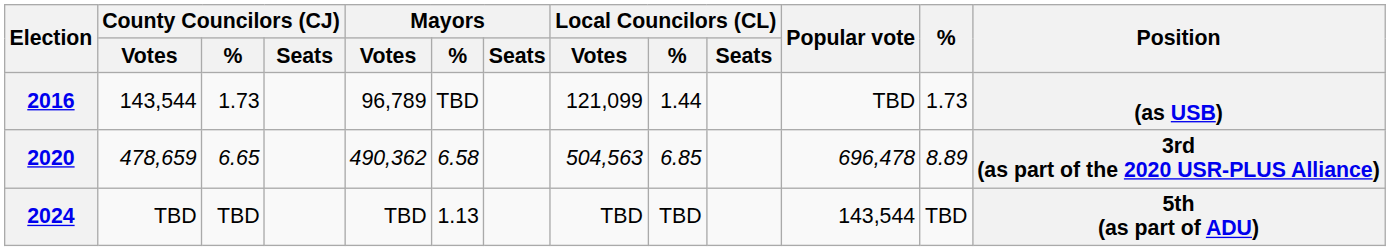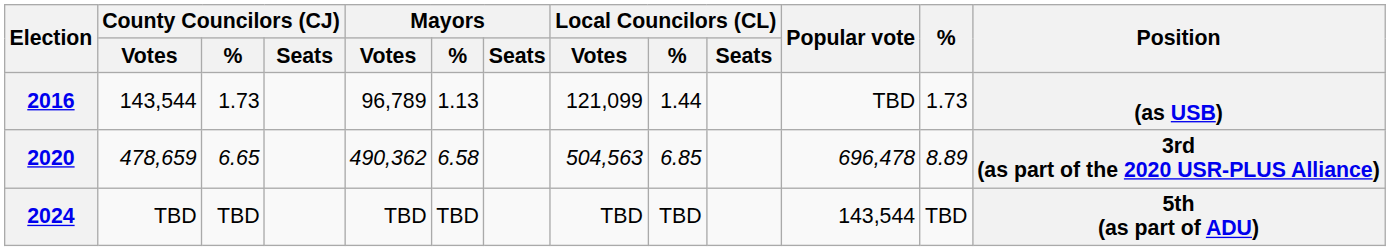(458, 100) TBD -> (458, 100) 1.13
(458, 216) 1.13 -> (458, 216) TBD
